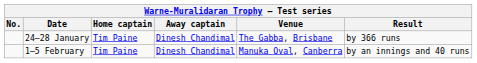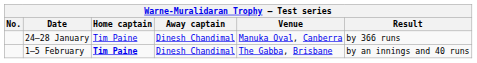(286, 38) The Gabba, Brisbane -> (291, 38) Manuka Oval, Canberra
(115, 51) normal -> (115, 51) bold
(291, 51) Manuka Oval, Canberra -> (286, 51) The Gabba, Brisbane
